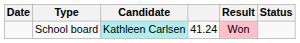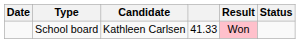(144, 30) paleturquoise background -> (144, 30) no background
(204, 30) 41.24 -> (204, 30) 41.33
